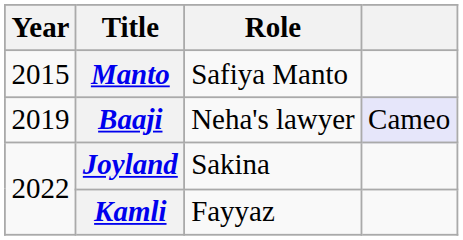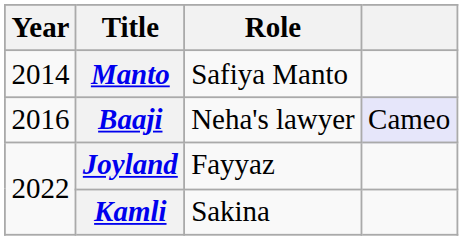(41, 73) 2015 -> (41, 73) 2014
(41, 119) 2019 -> (41, 119) 2016
(231, 165) Sakina -> (233, 165) Fayyaz
(233, 211) Fayyaz -> (231, 211) Sakina
